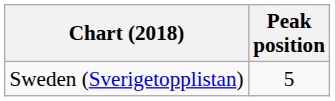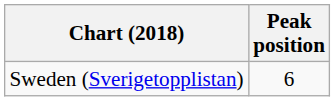(289, 78) 5 -> (289, 78) 6
